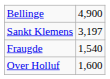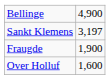(90, 48) 1,540 -> (90, 48) 1,900
